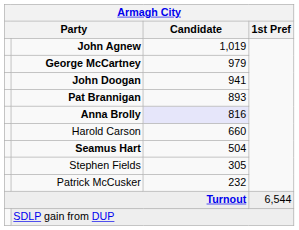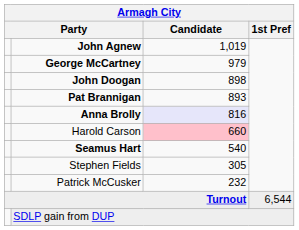(237, 81) 941 -> (237, 81) 898
(237, 132) no background -> (237, 132) pink background
(237, 149) 504 -> (237, 149) 540
